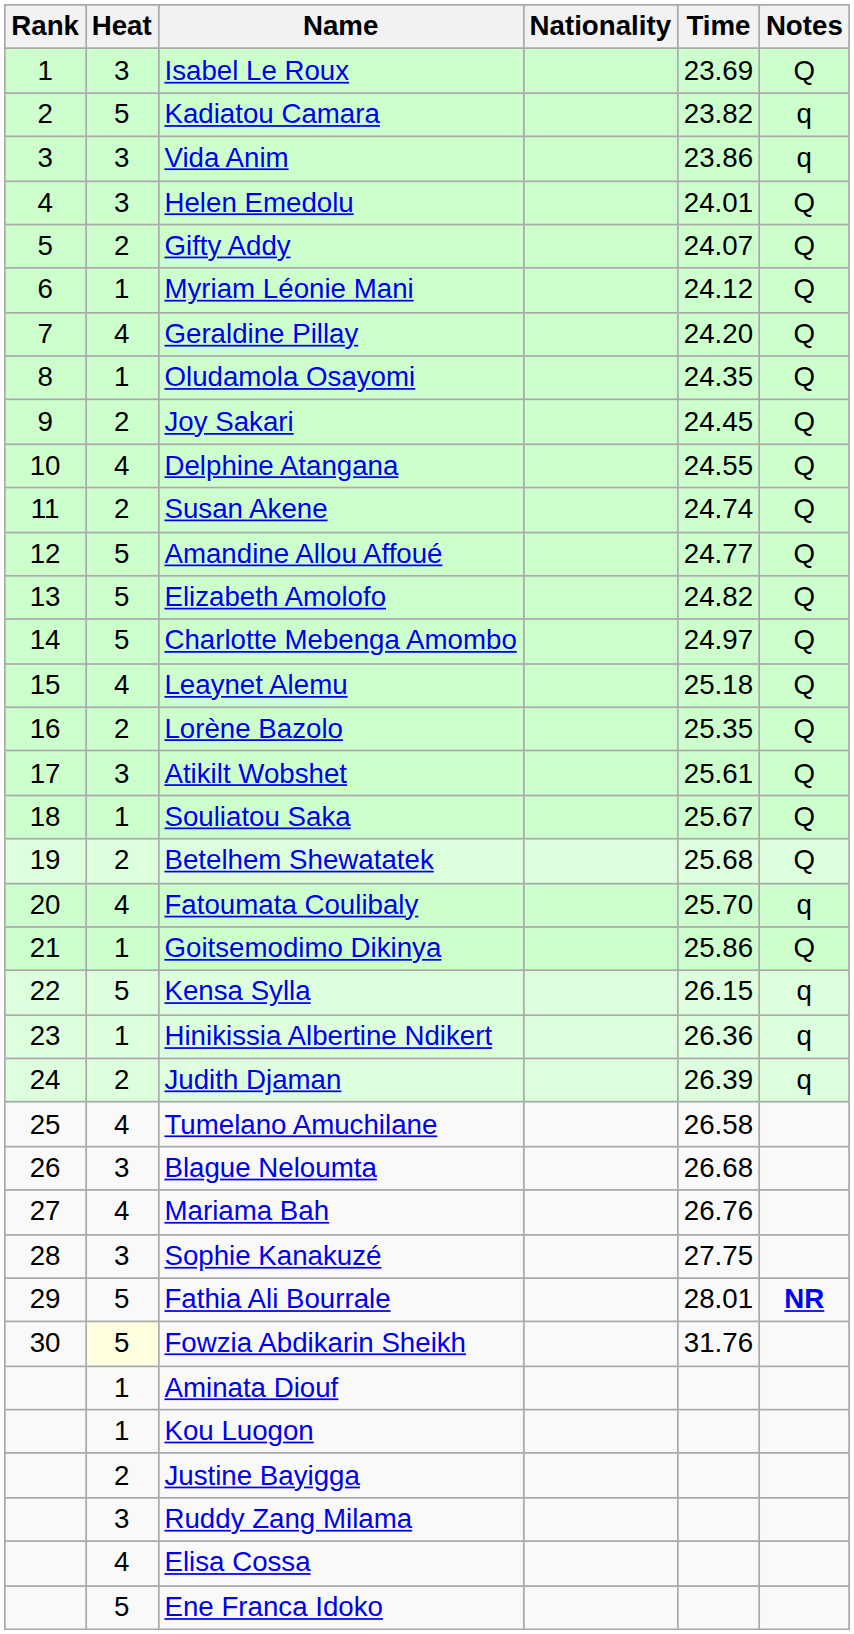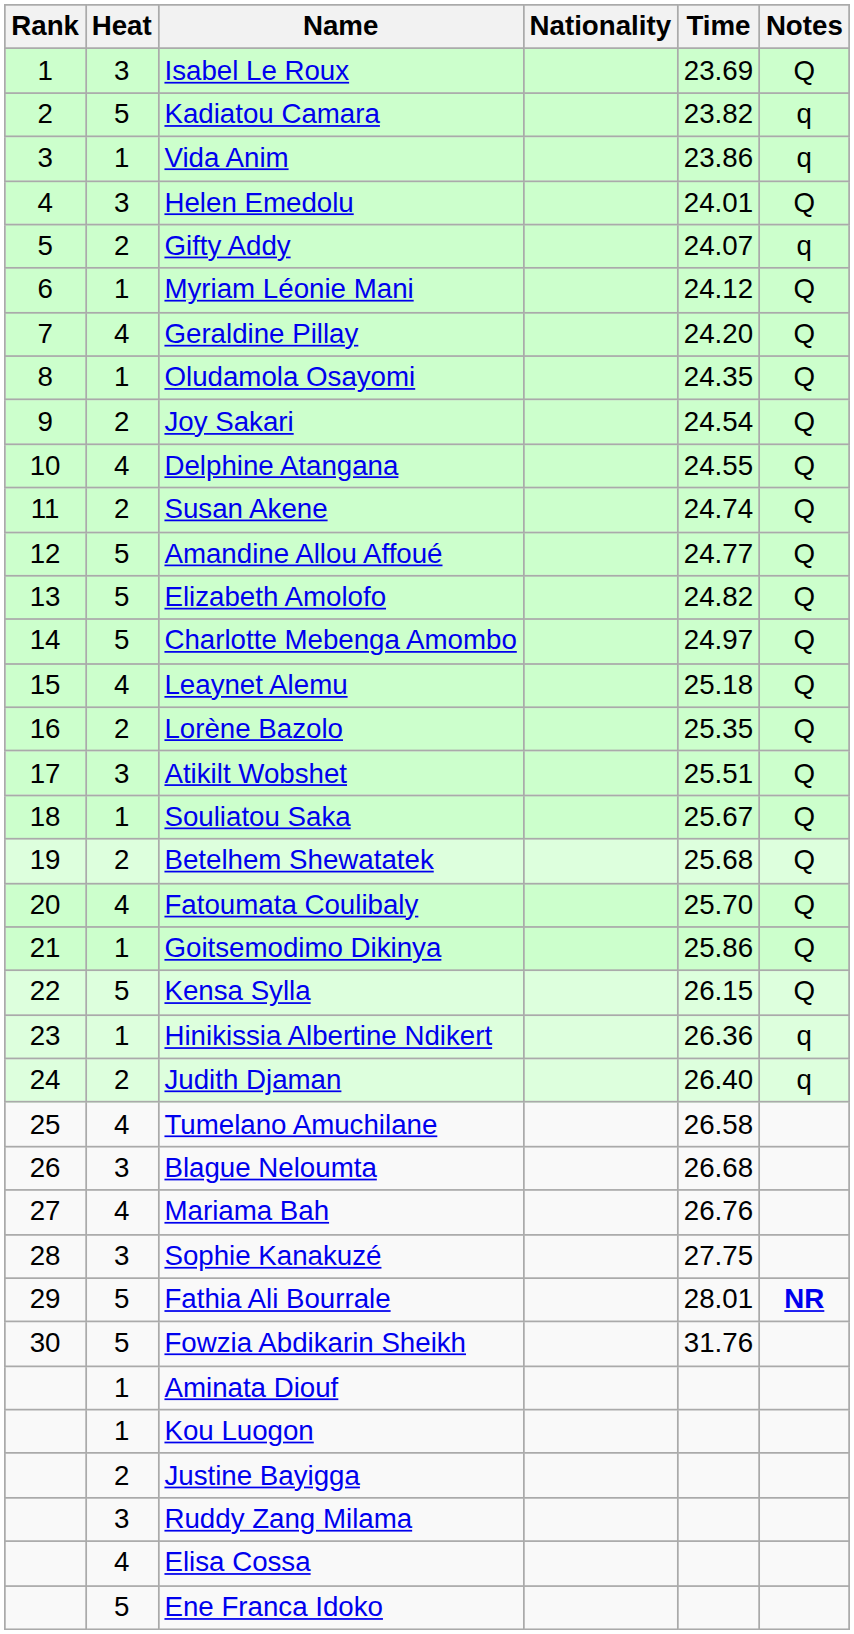(122, 158) 3 -> (122, 158) 1
(804, 245) Q -> (804, 245) q
(718, 421) 24.45 -> (718, 421) 24.54
(718, 772) 25.61 -> (718, 772) 25.51
(804, 904) q -> (804, 904) Q
(804, 992) q -> (804, 992) Q
(718, 1080) 26.39 -> (718, 1080) 26.40
(122, 1343) lightyellow background -> (122, 1343) no background
